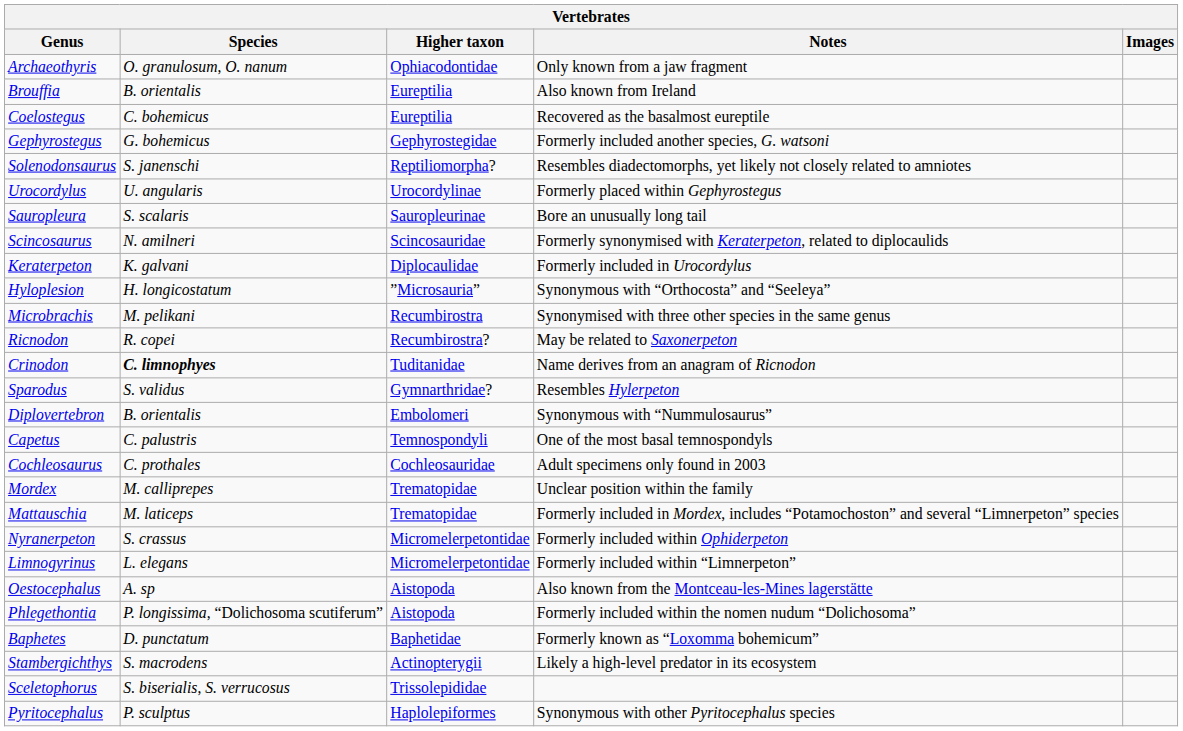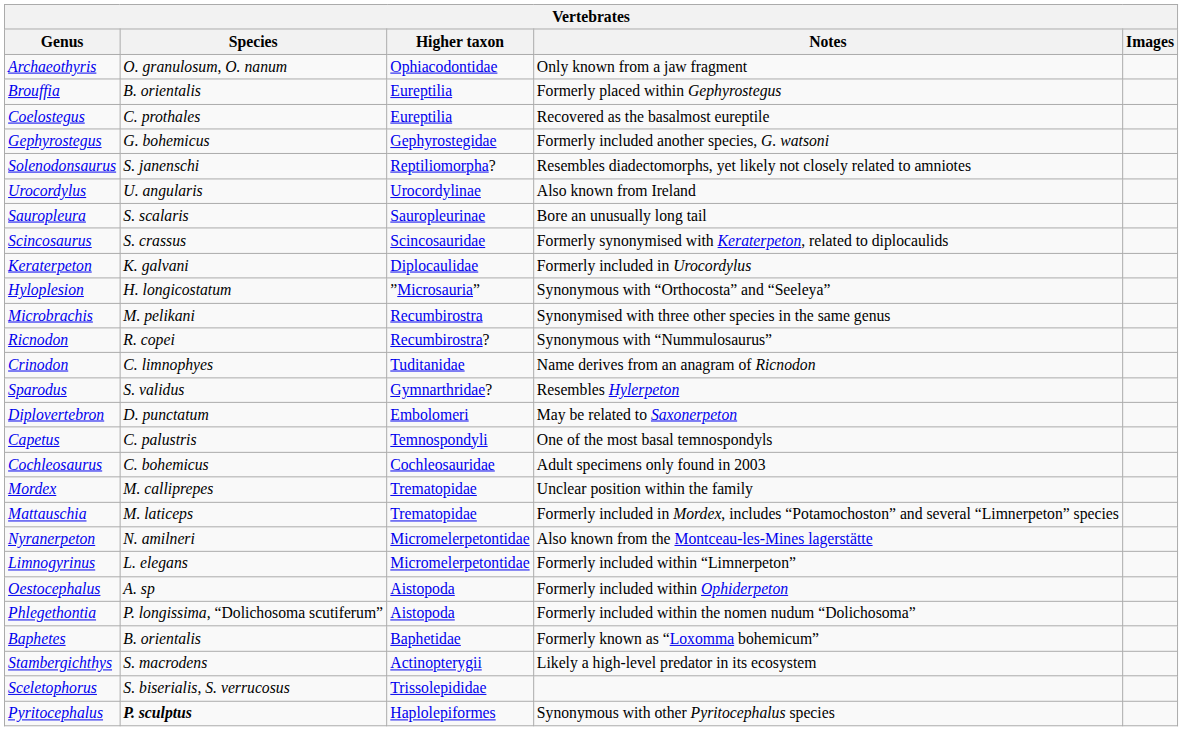(616, 91) Also known from Ireland -> (659, 91) Formerly placed within Gephyrostegus
(166, 116) C. bohemicus -> (162, 116) C. prothales
(659, 191) Formerly placed within Gephyrostegus -> (616, 191) Also known from Ireland
(159, 240) N. amilneri -> (155, 240) S. crassus
(637, 340) May be related to Saxonerpeton -> (654, 340) Synonymous with “Nummulosaurus”
(170, 365) bold -> (168, 365) normal
(162, 414) B. orientalis -> (166, 414) D. punctatum
(654, 414) Synonymous with “Nummulosaurus” -> (637, 414) May be related to Saxonerpeton
(162, 464) C. prothales -> (166, 464) C. bohemicus
(155, 539) S. crassus -> (159, 539) N. amilneri
(662, 539) Formerly included within Ophiderpeton -> (705, 539) Also known from the Montceau-les-Mines lagerstätte
(705, 588) Also known from the Montceau-les-Mines lagerstätte -> (662, 588) Formerly included within Ophiderpeton
(166, 638) D. punctatum -> (162, 638) B. orientalis
(157, 713) normal -> (158, 713) bold
